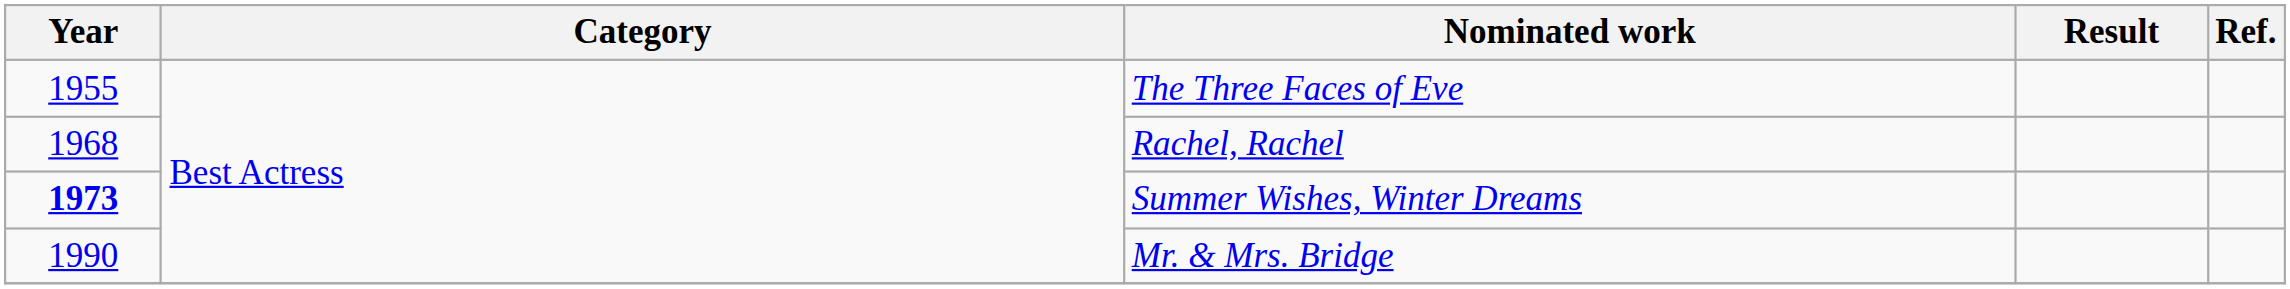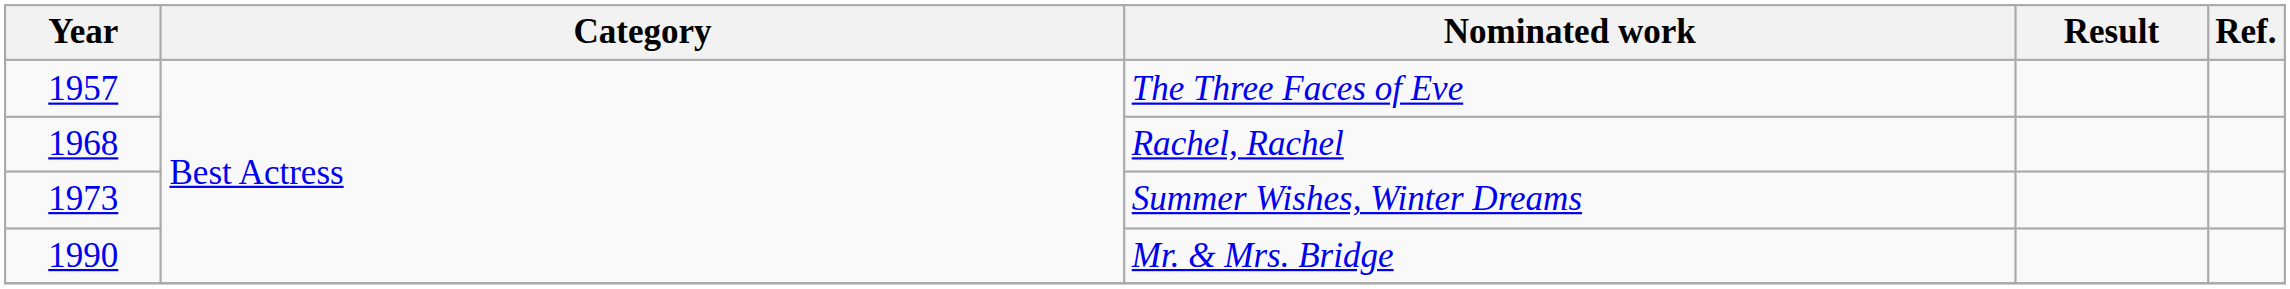(83, 87) 1955 -> (83, 87) 1957
(83, 198) bold -> (83, 198) normal
